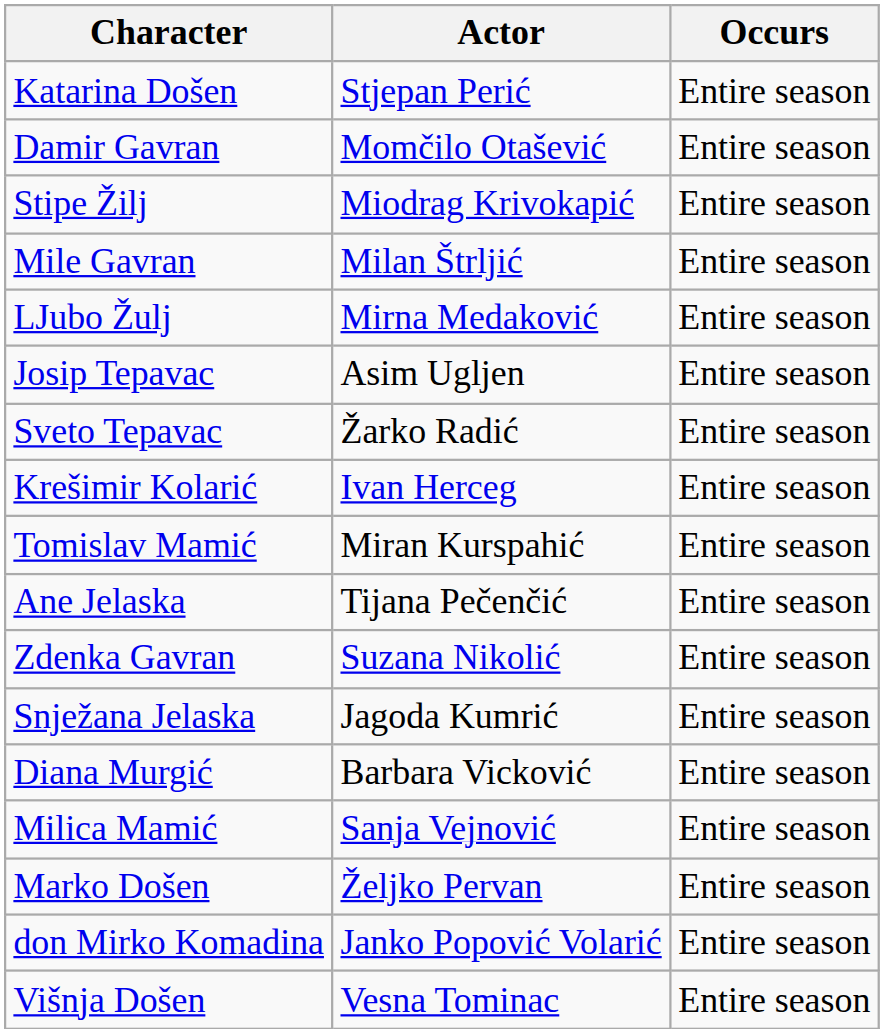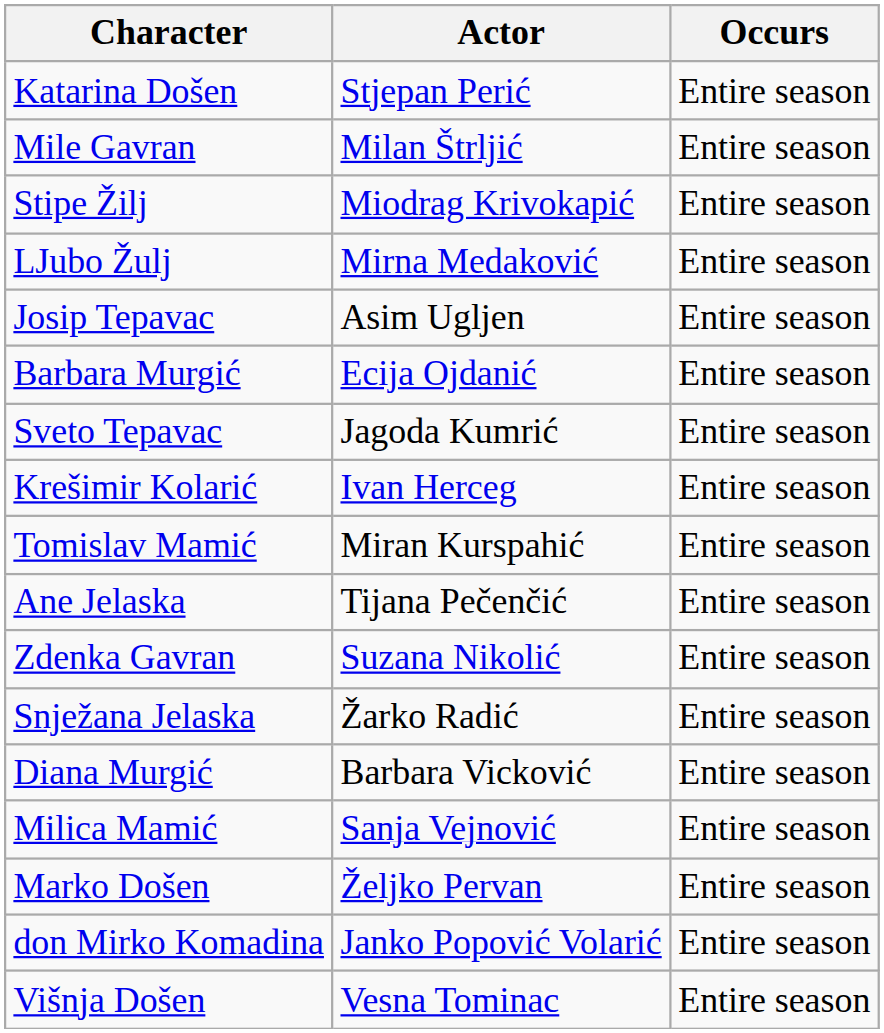- row: (116, 146)
rows swapped: (104, 260) <-> (81, 203)
+ row: (127, 373)
(430, 430) Žarko Radić -> (449, 430) Jagoda Kumrić
(449, 714) Jagoda Kumrić -> (430, 714) Žarko Radić
